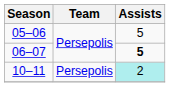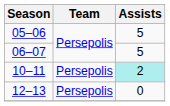(140, 52) bold -> (140, 52) normal
+ row: (29, 91)
